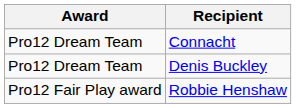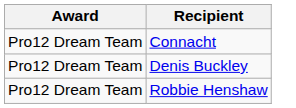(85, 90) Pro12 Fair Play award -> (75, 90) Pro12 Dream Team
